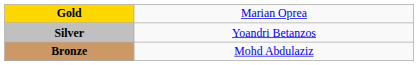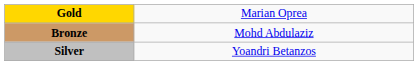rows swapped: (69, 32) <-> (69, 51)
